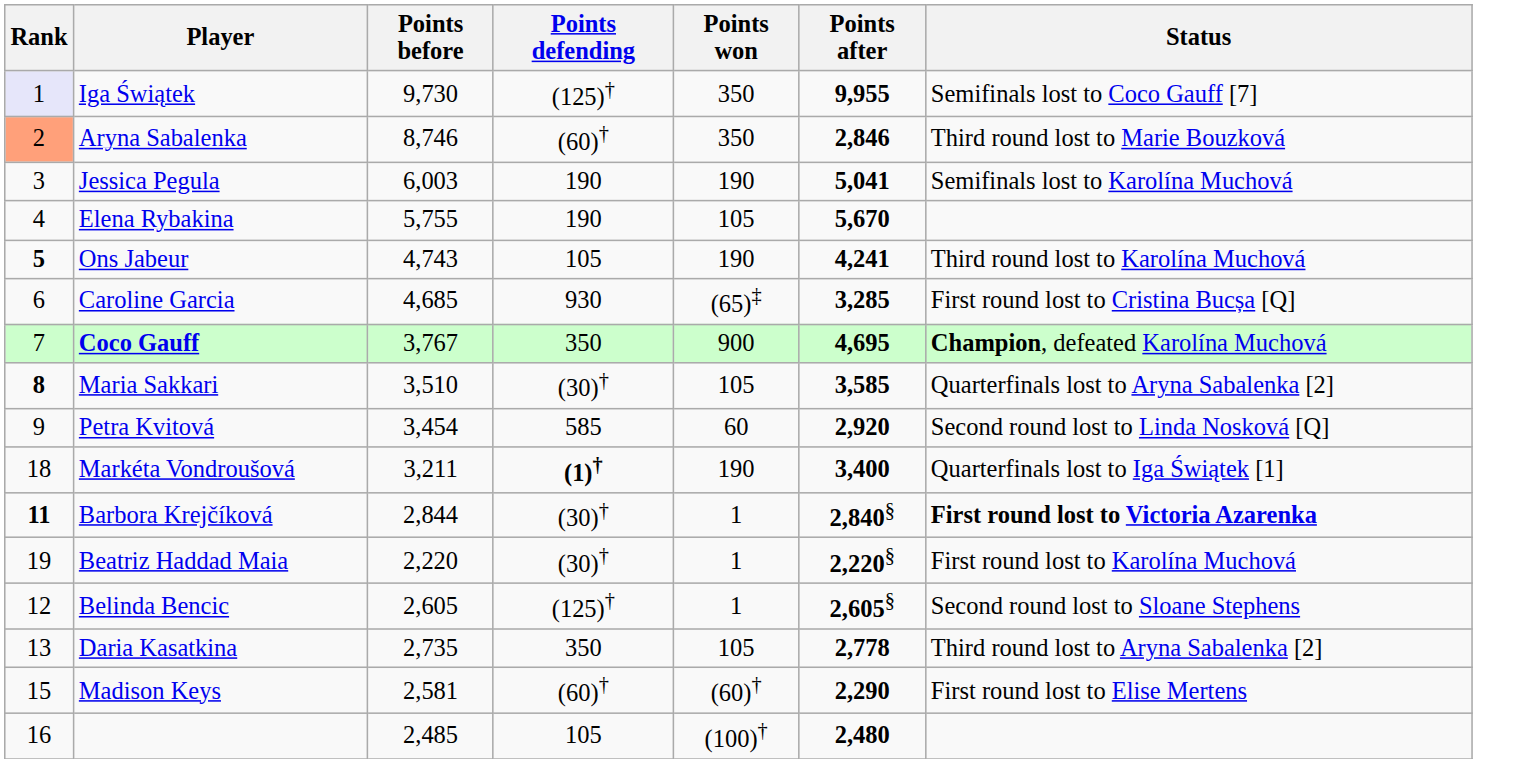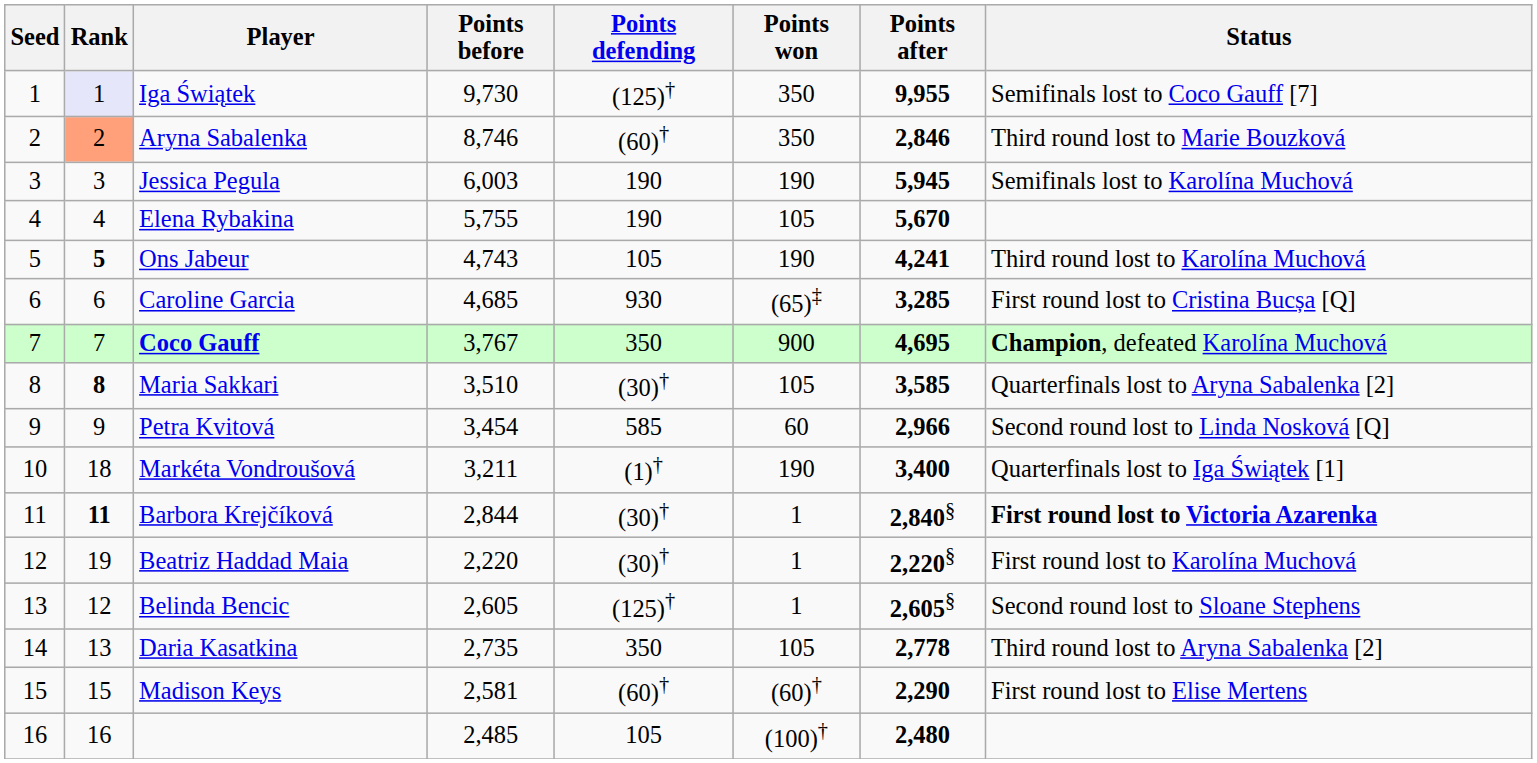+ column: (35, 37)
(862, 181) 5,041 -> (922, 181) 5,945
(862, 427) 2,920 -> (922, 427) 2,966
(583, 469) bold -> (644, 469) normal
